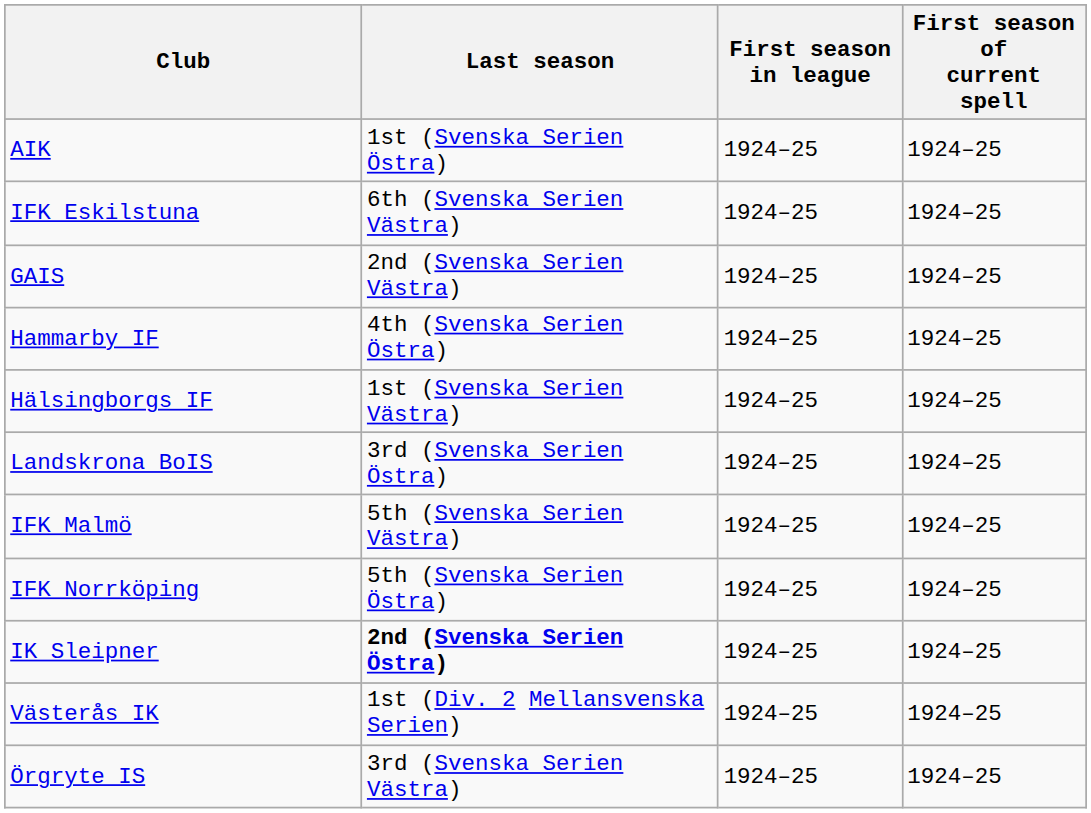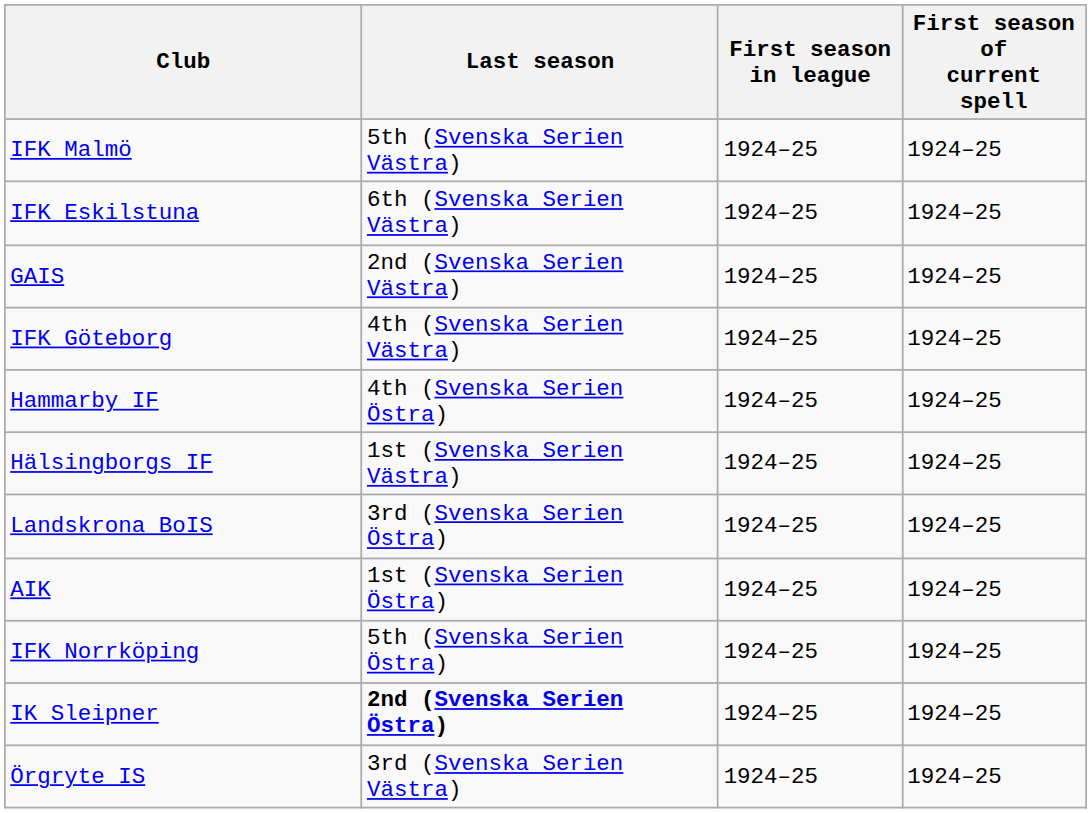rows swapped: (30, 151) <-> (71, 526)
+ row: (91, 338)
- row: (84, 714)
